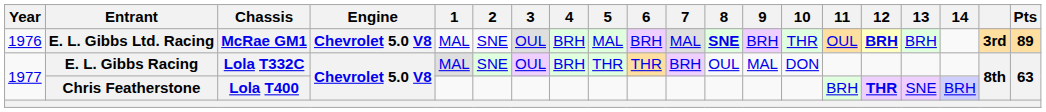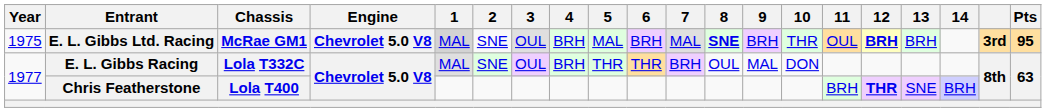(25, 41) 1976 -> (25, 41) 1975
(454, 41) no background -> (454, 41) lightgrey background
(1025, 41) 89 -> (1025, 41) 95
